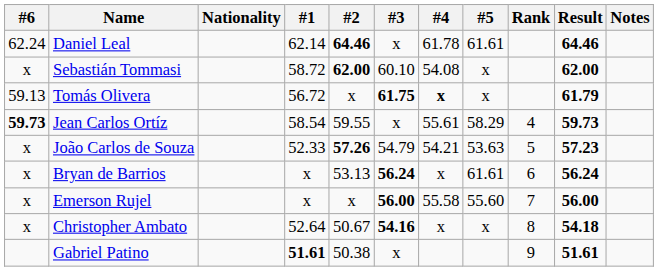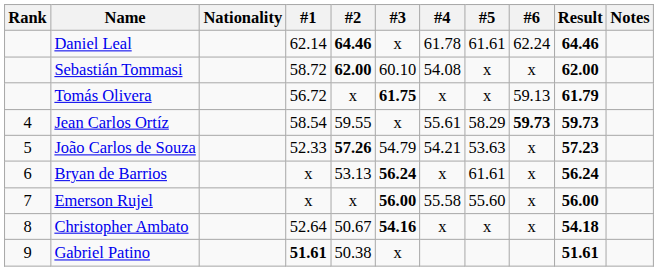columns swapped: (531, 17) <-> (27, 17)
(441, 95) bold -> (442, 95) normal
